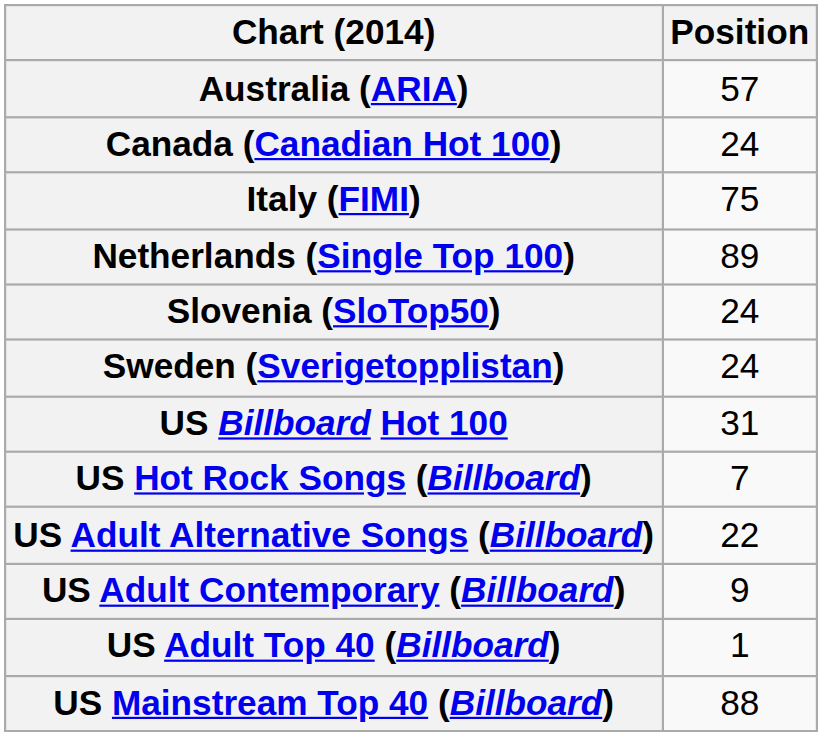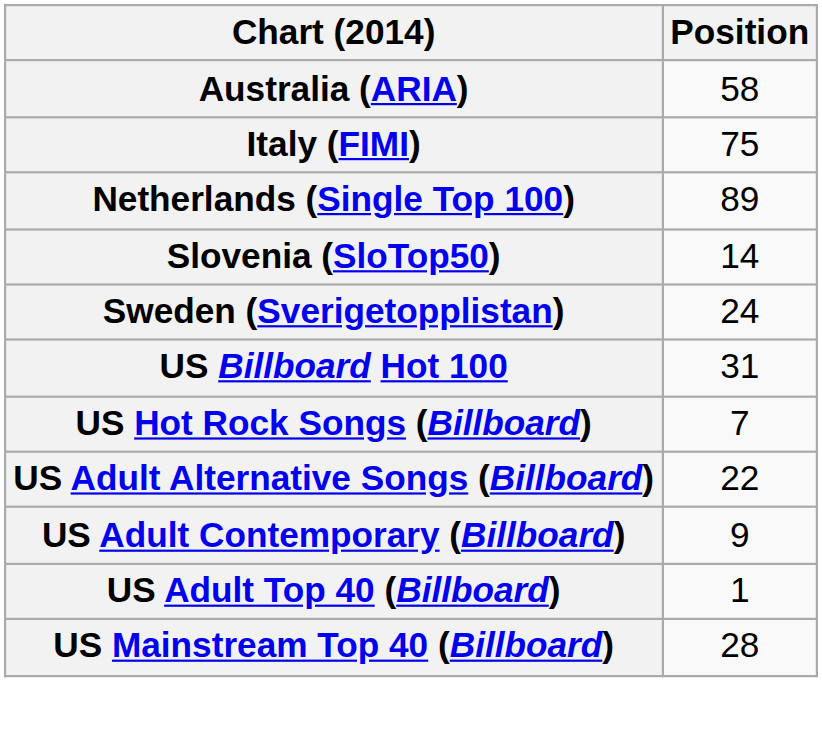(740, 88) 57 -> (740, 88) 58
- row: (334, 144)
(740, 311) 24 -> (740, 255) 14
(740, 702) 88 -> (740, 646) 28
